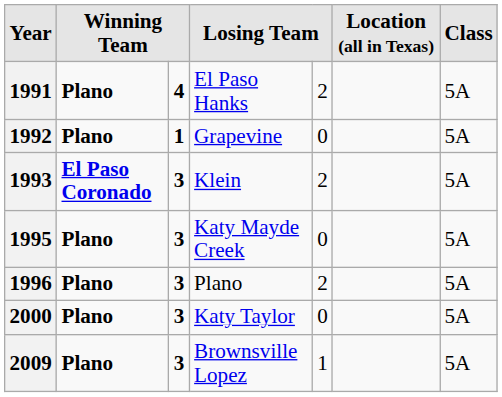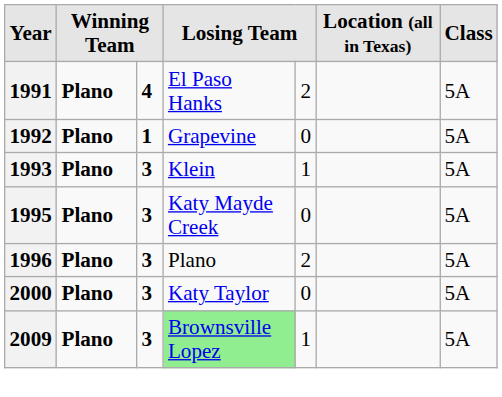(106, 181) El Paso Coronado -> (87, 169) Plano
(322, 181) 2 -> (306, 169) 1
(246, 362) no background -> (220, 338) lightgreen background
